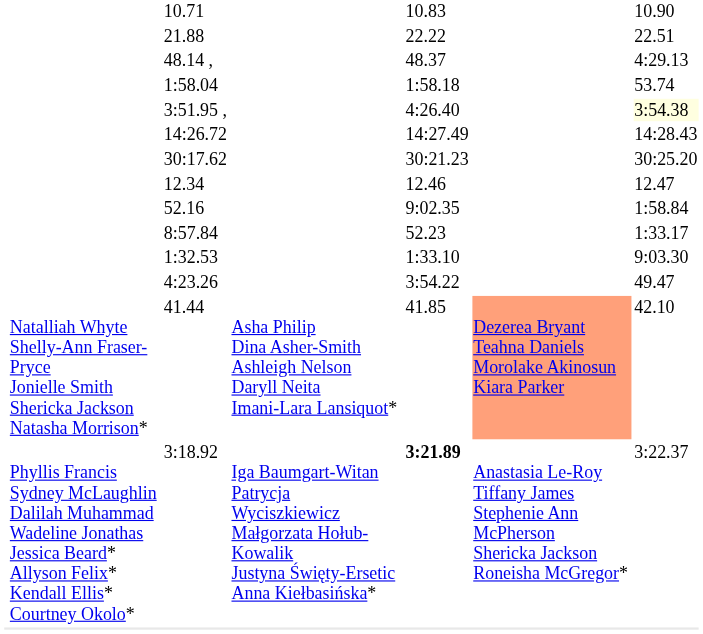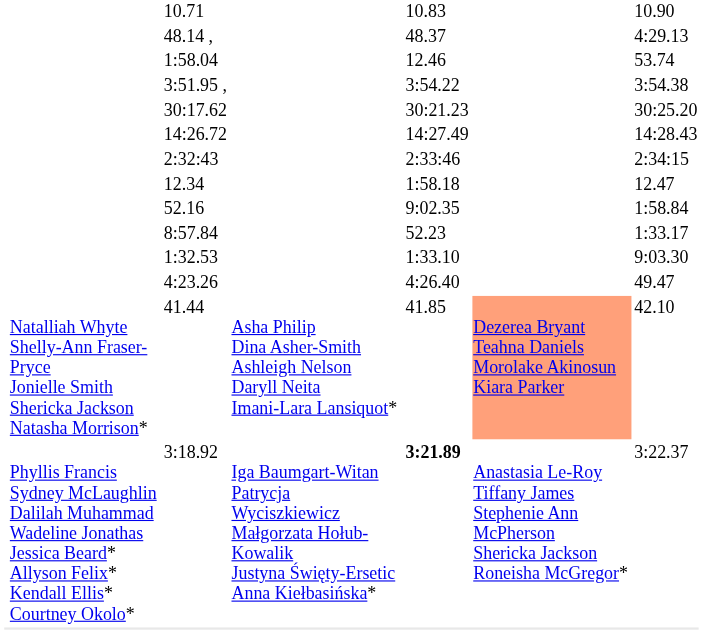- row: (184, 36)
(433, 85) 1:58.18 -> (426, 60) 12.46
(433, 109) 4:26.40 -> (433, 85) 3:54.22
(661, 109) lightyellow background -> (661, 85) no background
rows swapped: (195, 134) <-> (195, 159)
+ row: (191, 159)
(426, 183) 12.46 -> (433, 183) 1:58.18
(433, 282) 3:54.22 -> (433, 282) 4:26.40
